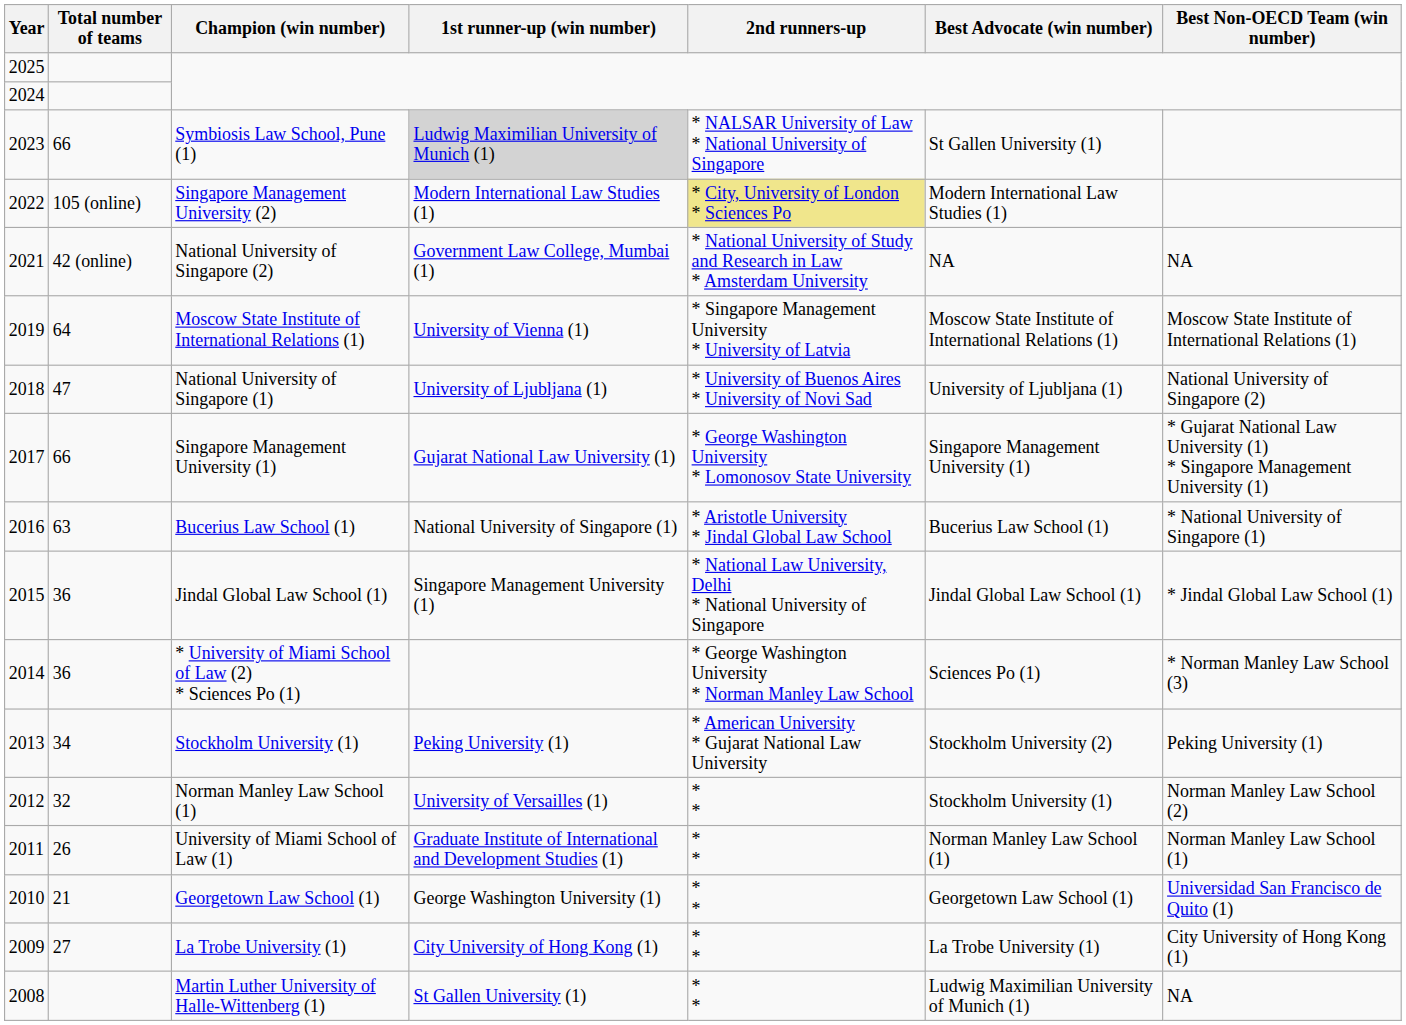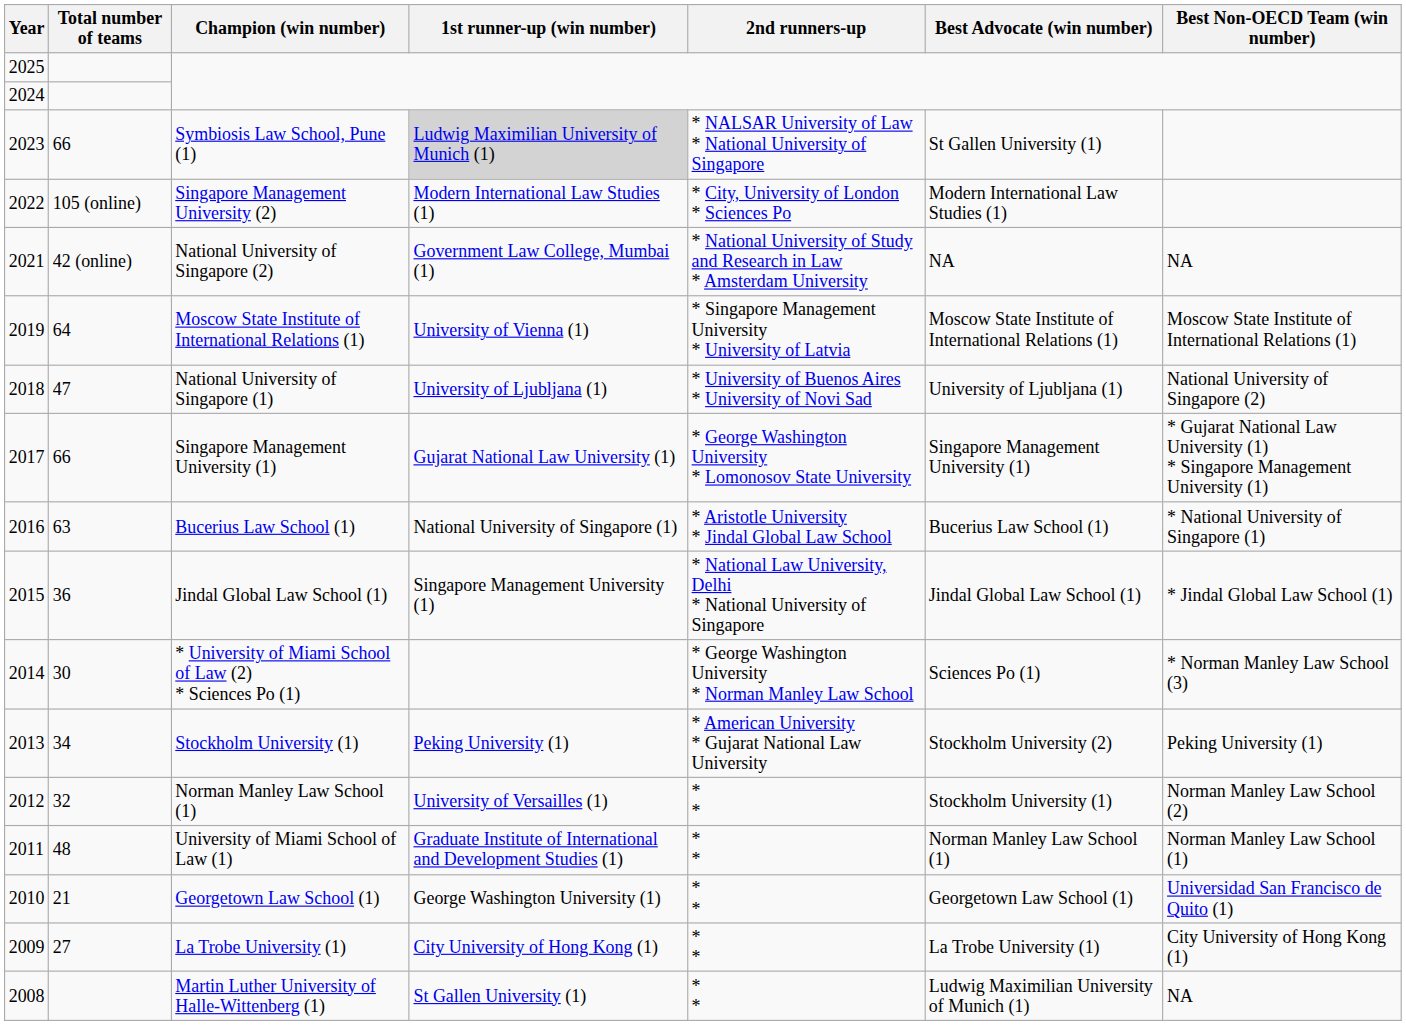(795, 202) khaki background -> (795, 202) no background
(62, 674) 36 -> (62, 674) 30
(62, 850) 26 -> (62, 850) 48
